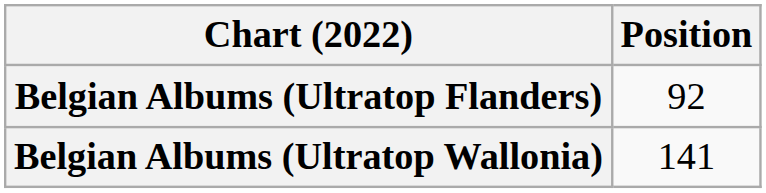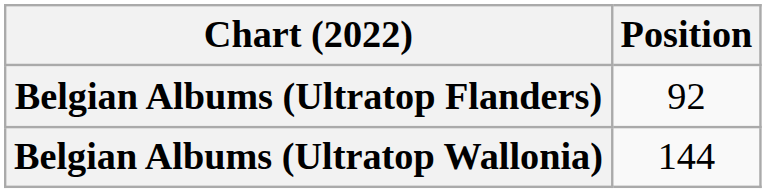(686, 156) 141 -> (686, 156) 144
